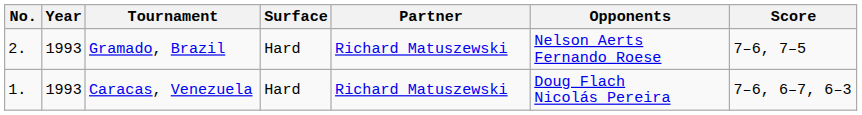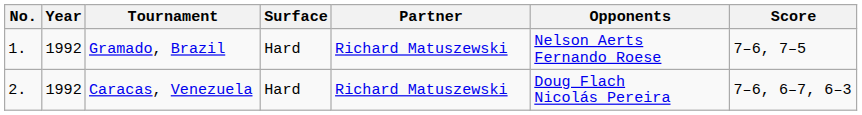(17, 49) 2. -> (17, 49) 1.
(64, 49) 1993 -> (64, 49) 1992
(17, 90) 1. -> (17, 90) 2.
(64, 90) 1993 -> (64, 90) 1992
